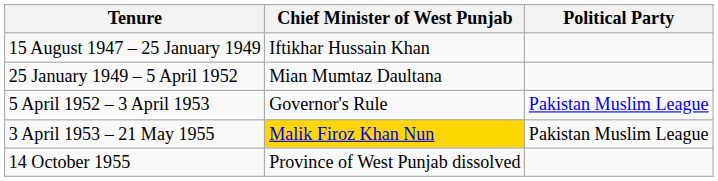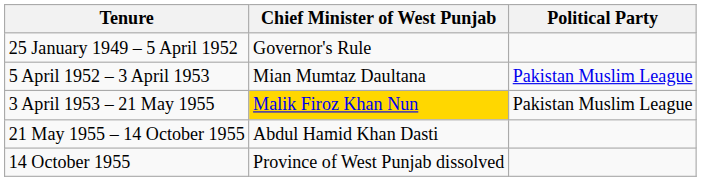- row: (135, 47)
(356, 76) Mian Mumtaz Daultana -> (312, 47) Governor's Rule
(328, 104) Governor's Rule -> (339, 76) Mian Mumtaz Daultana
+ row: (127, 133)
